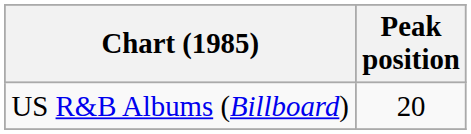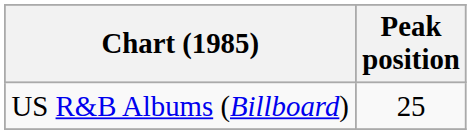(411, 105) 20 -> (411, 105) 25
